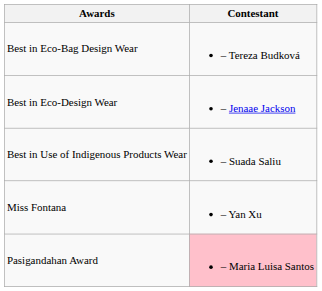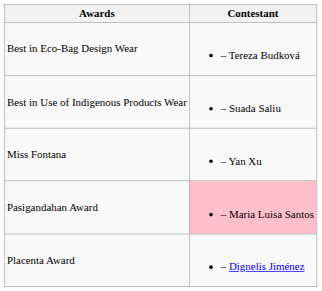- row: (62, 102)
+ row: (41, 260)
